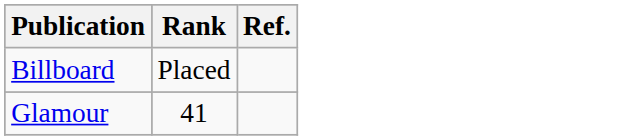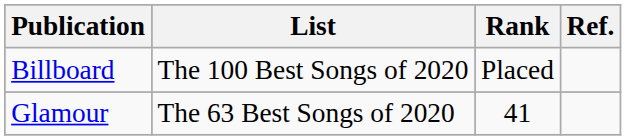+ column: (313, 26)
